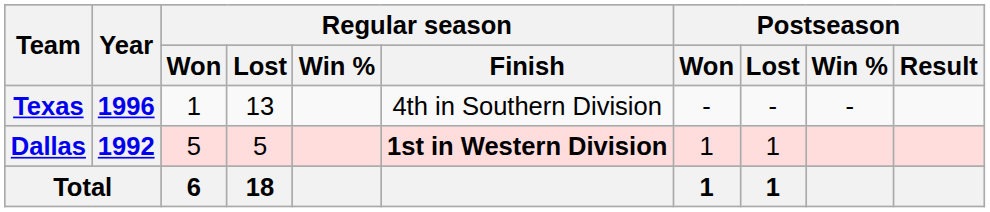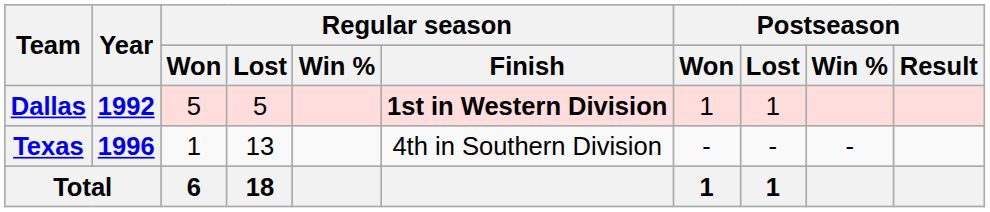rows swapped: (48, 147) <-> (48, 106)
